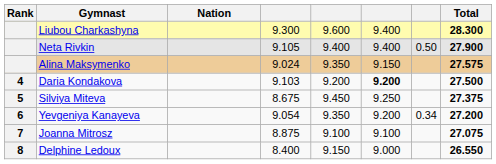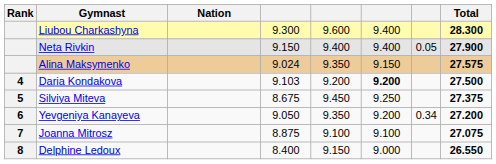(286, 47) 9.105 -> (286, 47) 9.150
(426, 47) 0.50 -> (426, 47) 0.05
(286, 115) 9.054 -> (286, 115) 9.050
